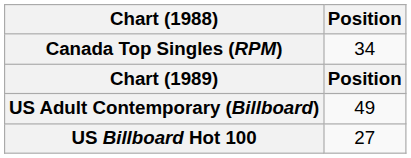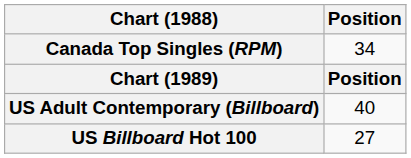(365, 108) 49 -> (365, 108) 40
